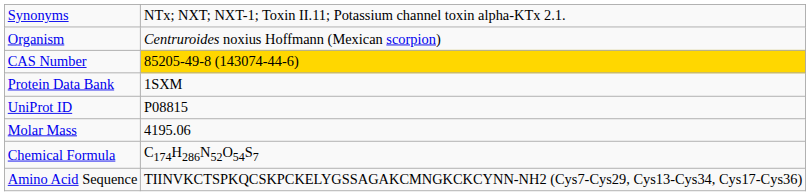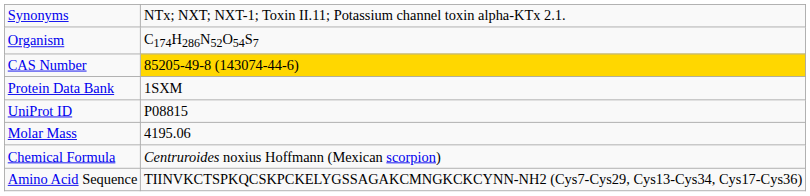(292, 38) Centruroides noxius Hoffmann (Mexican scorpion) -> (201, 40) C174H286N52O54S7
(201, 154) C174H286N52O54S7 -> (292, 156) Centruroides noxius Hoffmann (Mexican scorpion)
